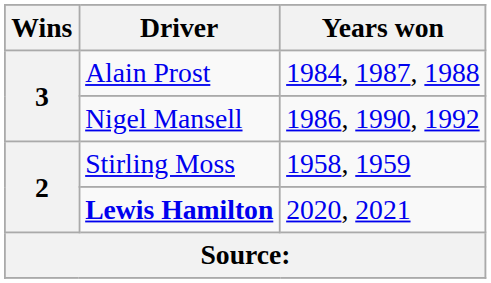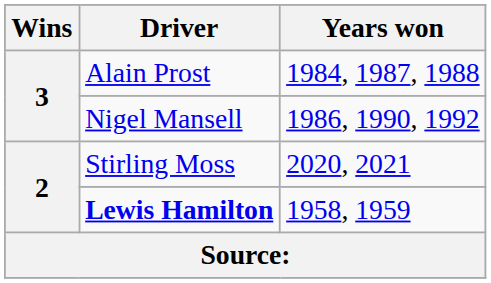(348, 164) 1958, 1959 -> (348, 164) 2020, 2021
(348, 209) 2020, 2021 -> (348, 209) 1958, 1959
